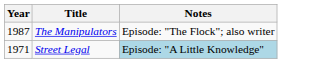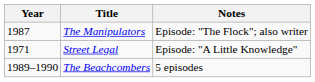(193, 49) lightblue background -> (226, 49) no background
+ row: (107, 67)
